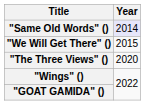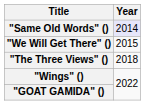(127, 60) 2020 -> (127, 60) 2018
